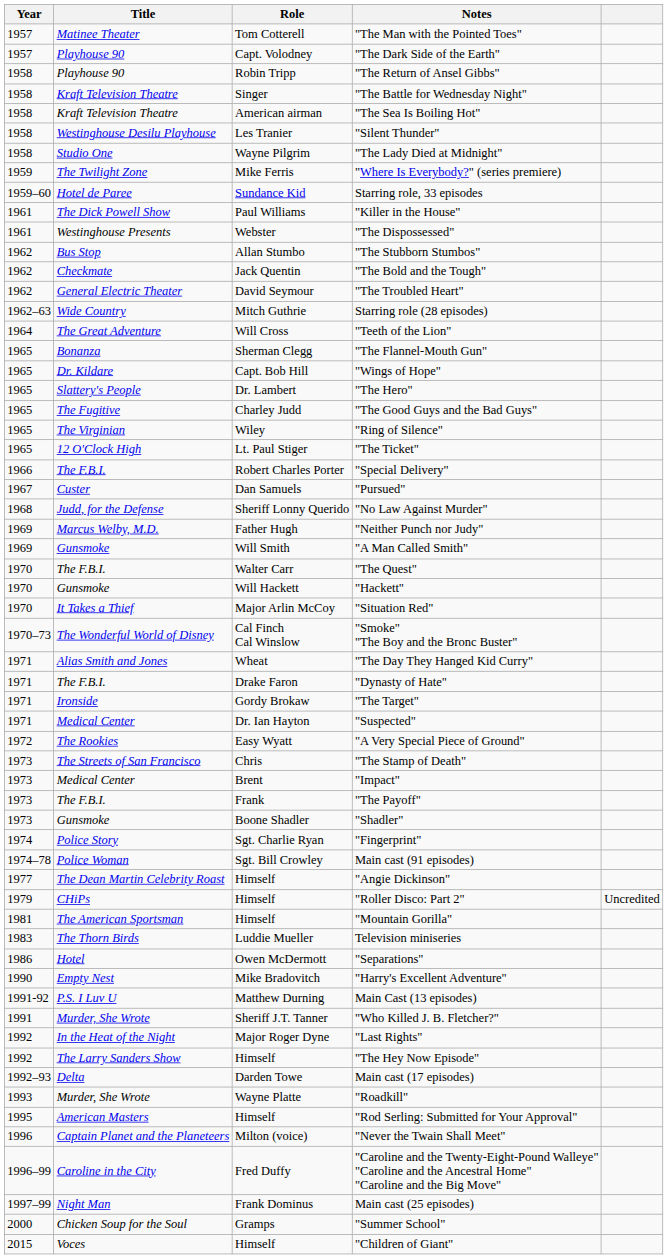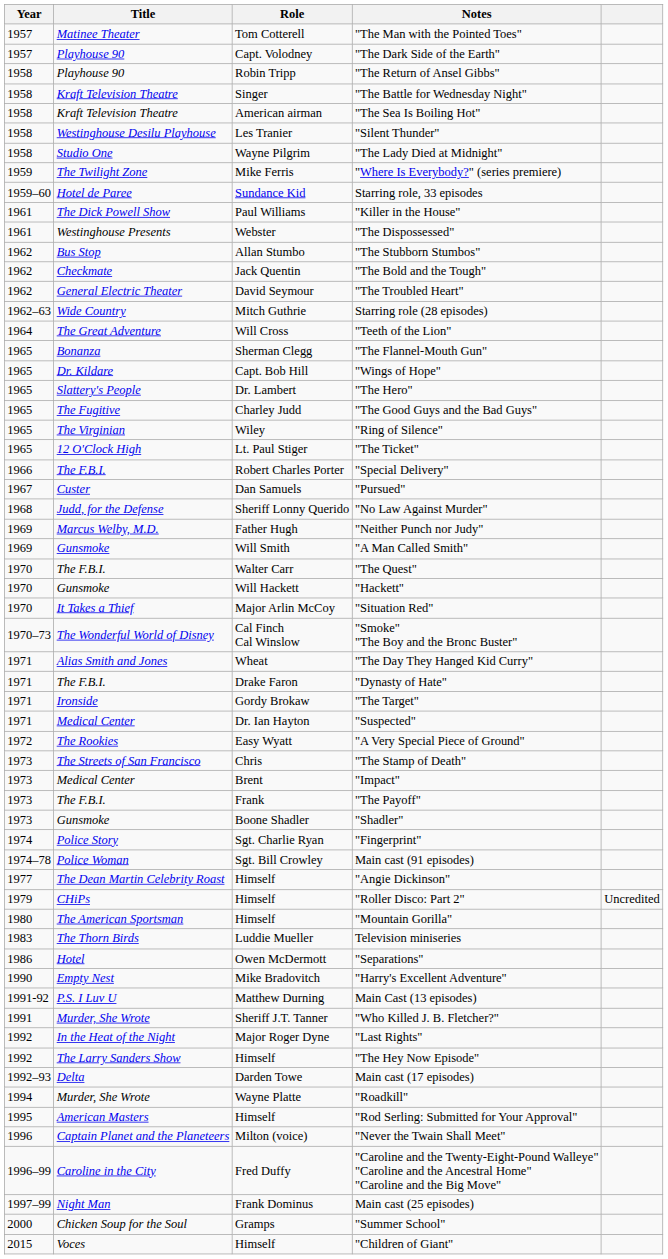(20, 919) 1981 -> (20, 919) 1980
(20, 1097) 1993 -> (20, 1097) 1994
